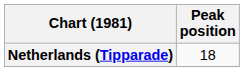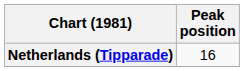(208, 54) 18 -> (208, 54) 16
